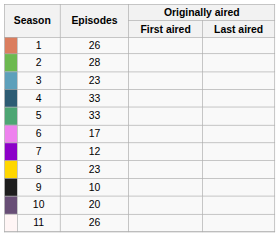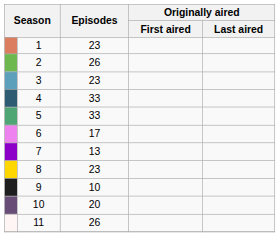(95, 45) 26 -> (95, 45) 23
(95, 62) 28 -> (95, 62) 26
(95, 151) 12 -> (95, 151) 13
